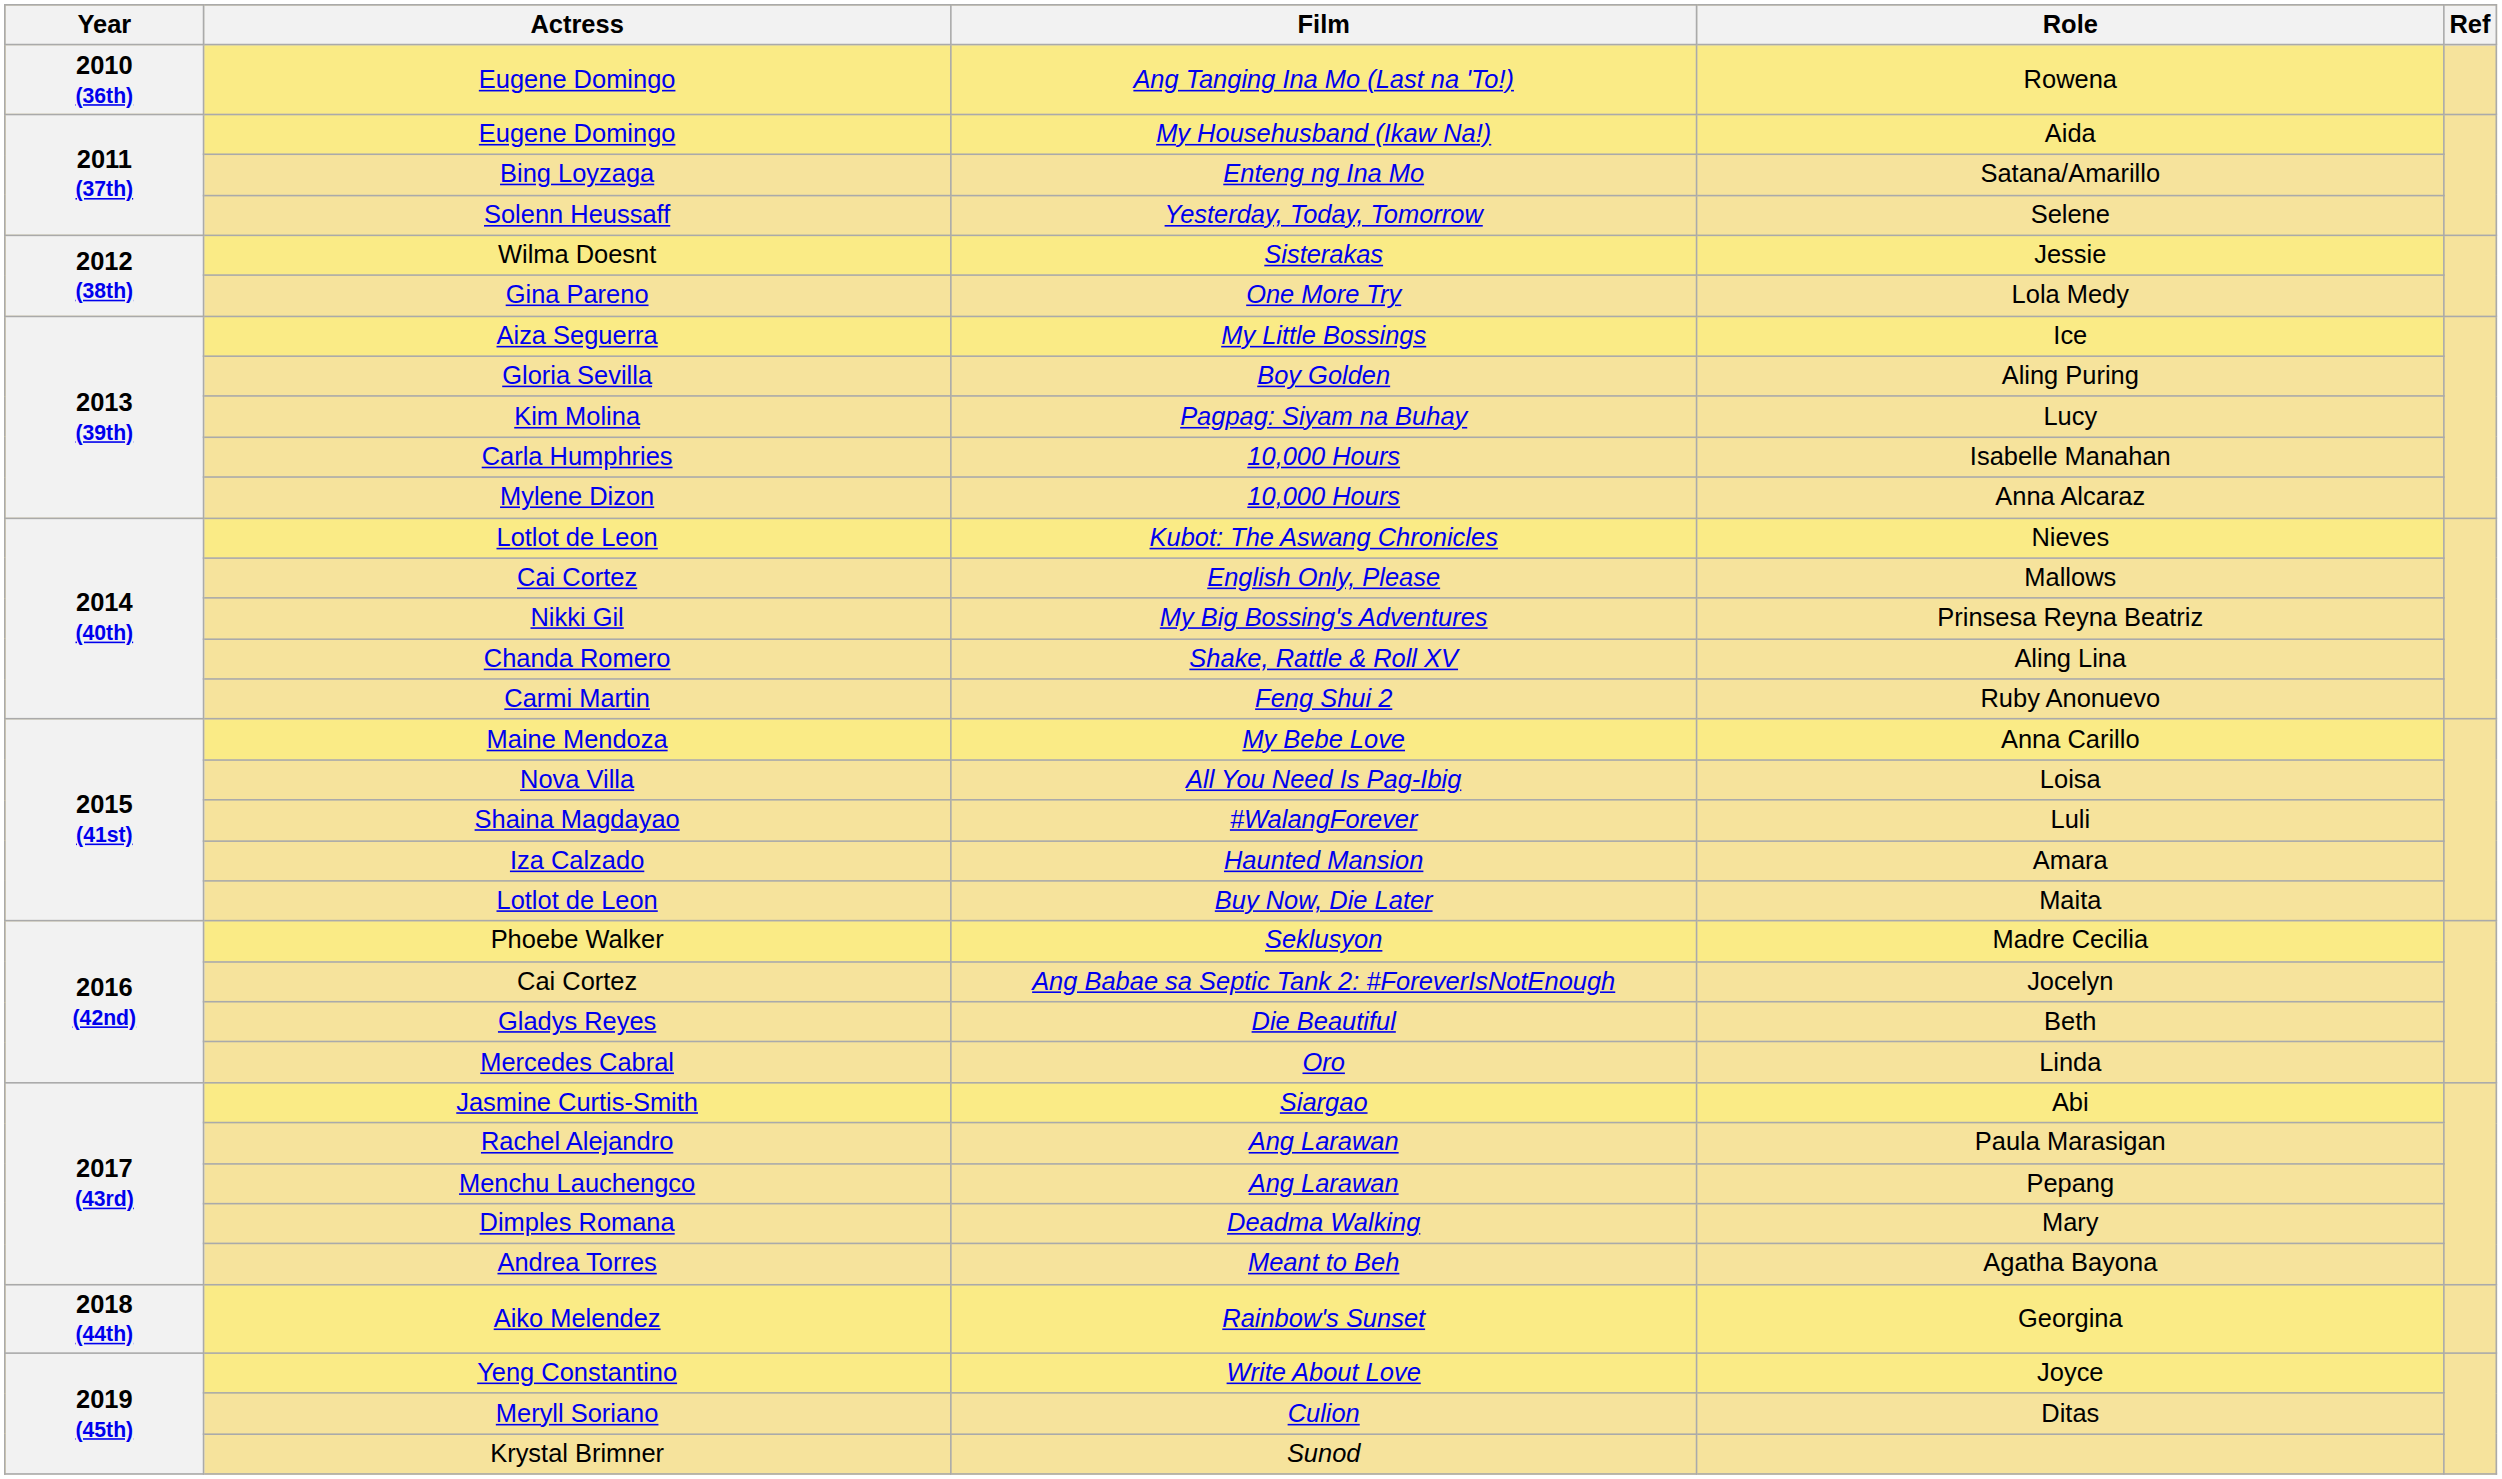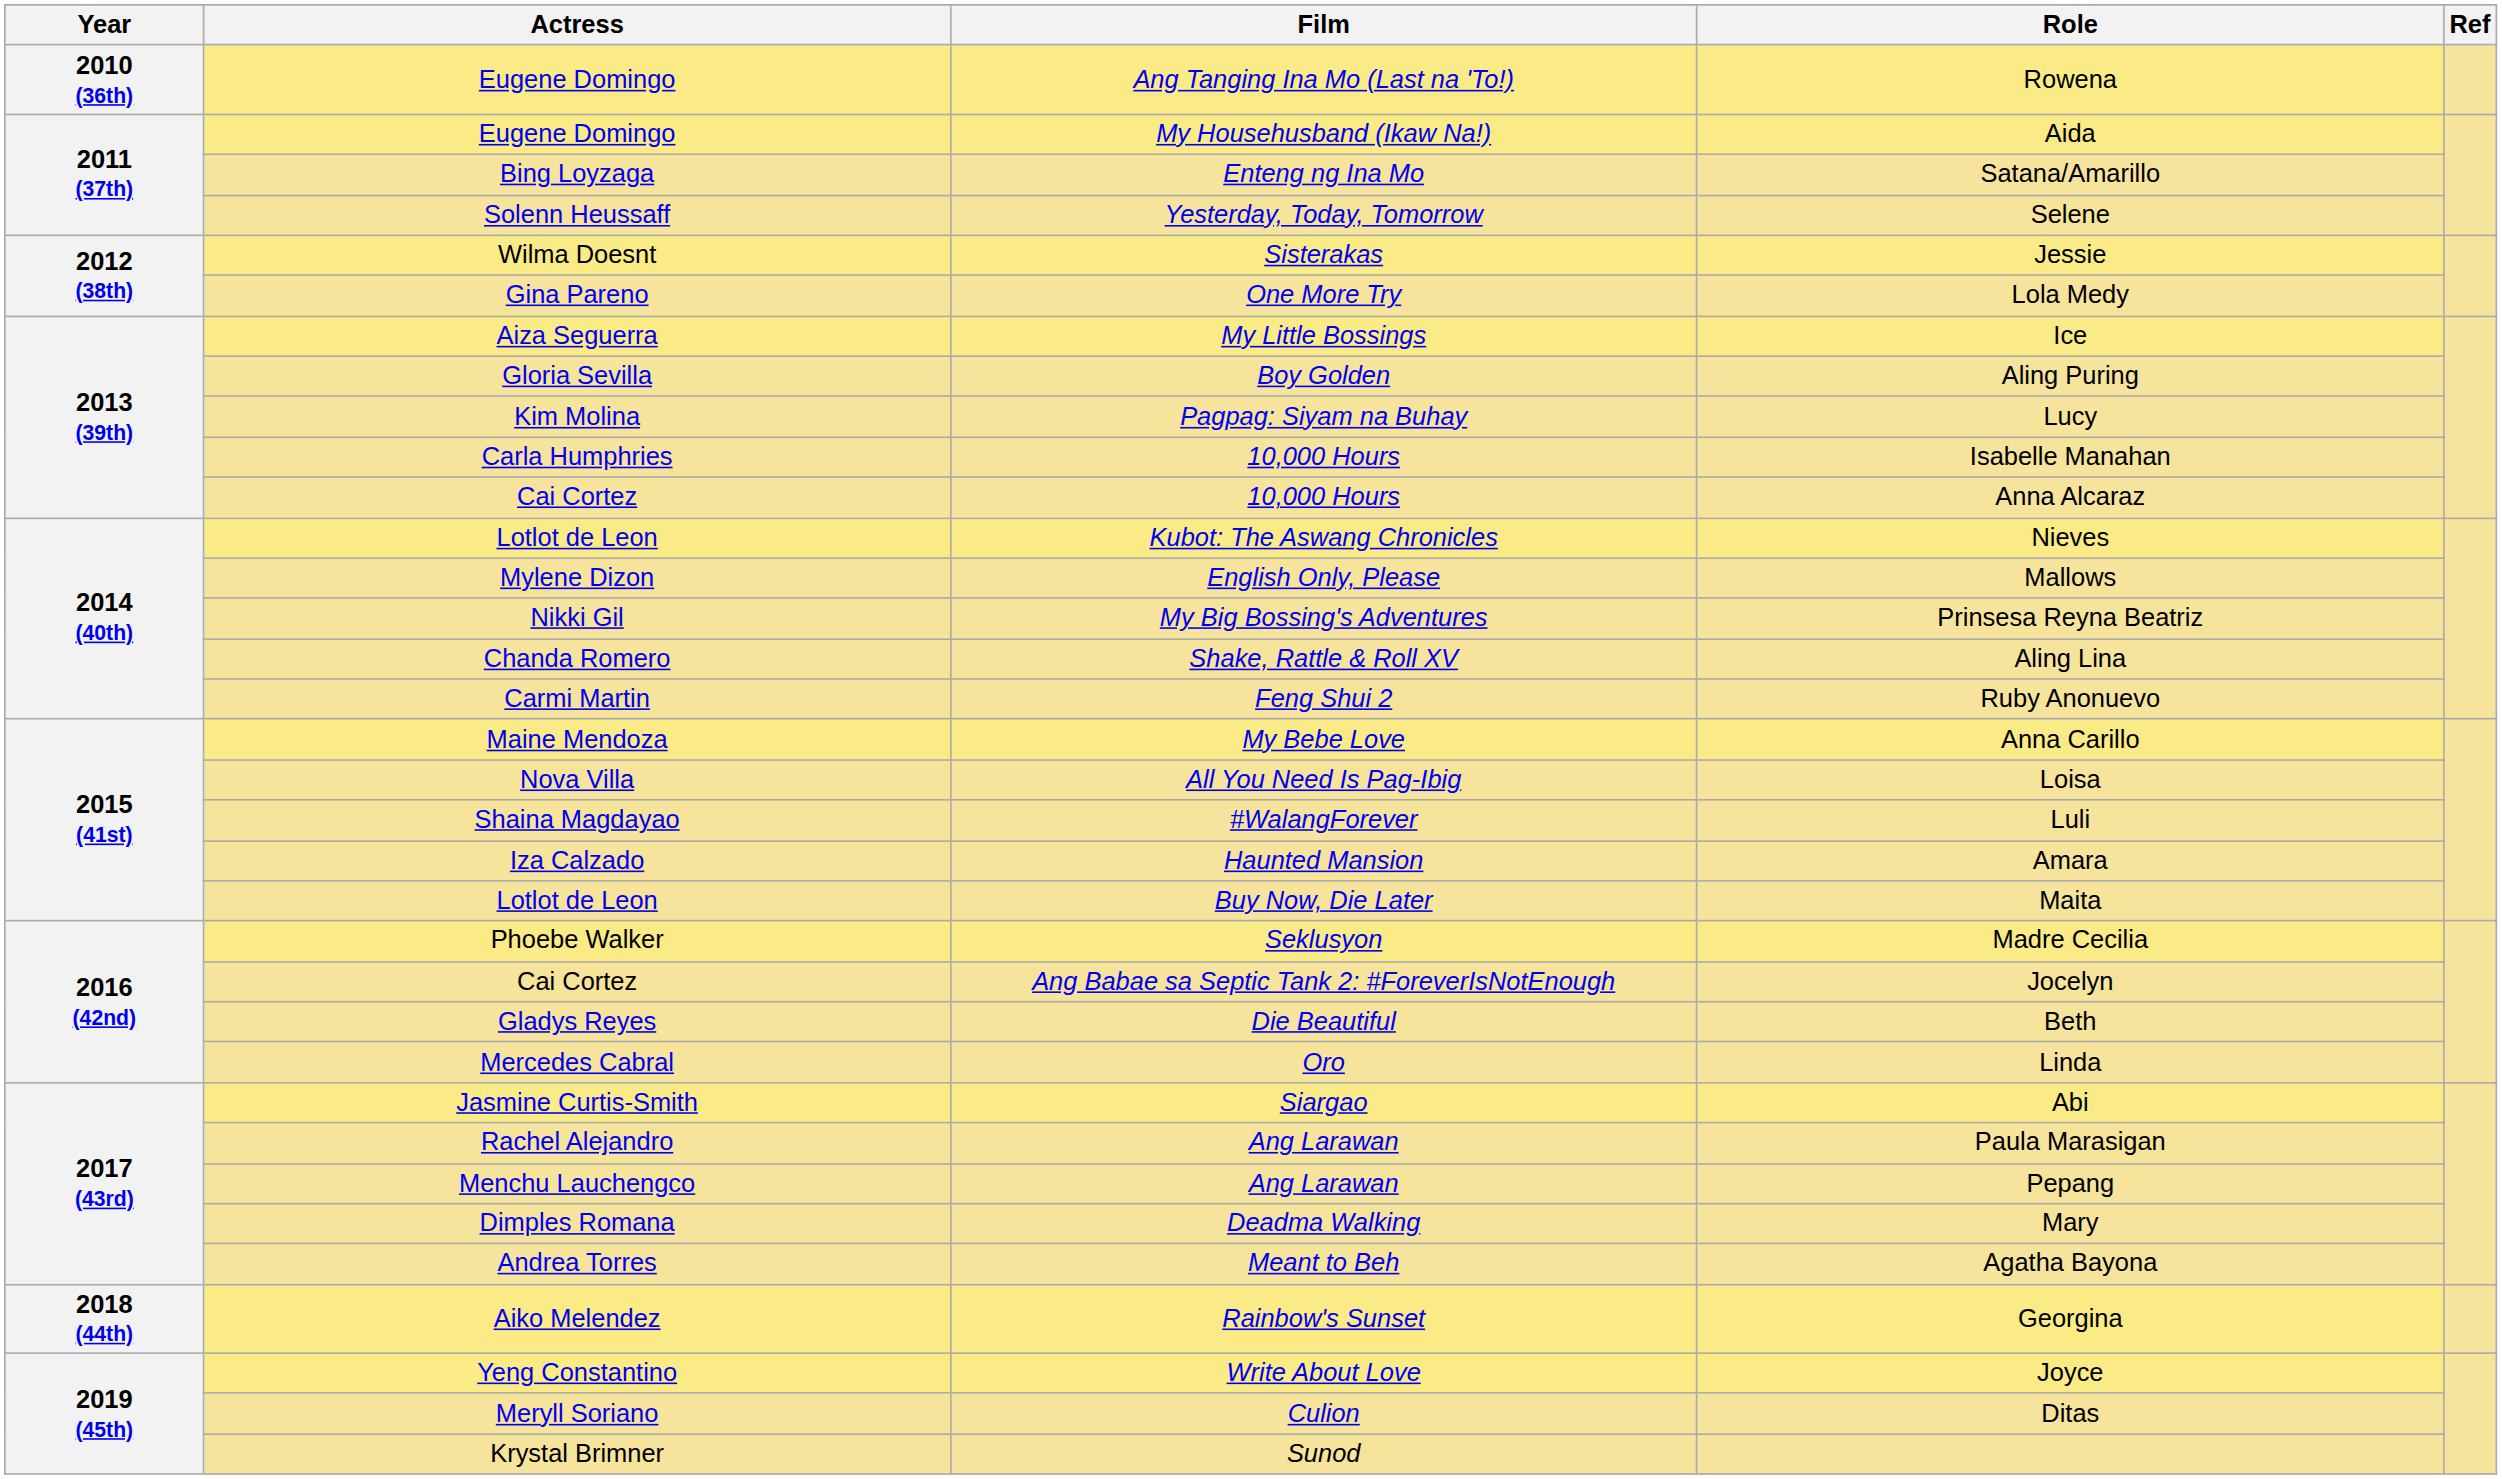(577, 497) Mylene Dizon -> (577, 497) Cai Cortez
(577, 577) Cai Cortez -> (577, 577) Mylene Dizon
